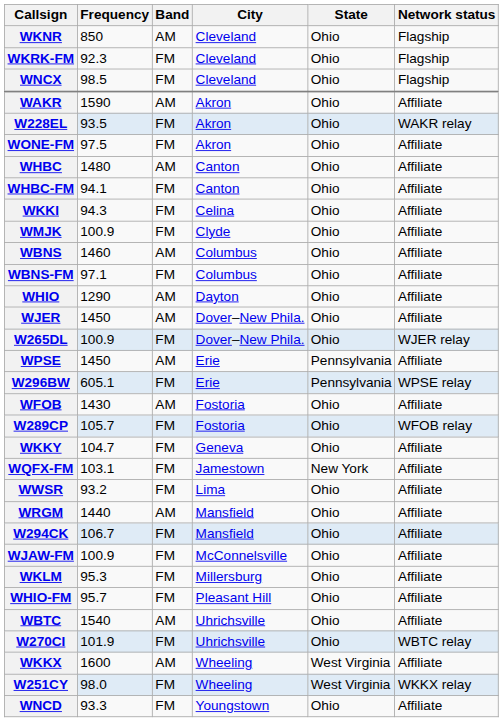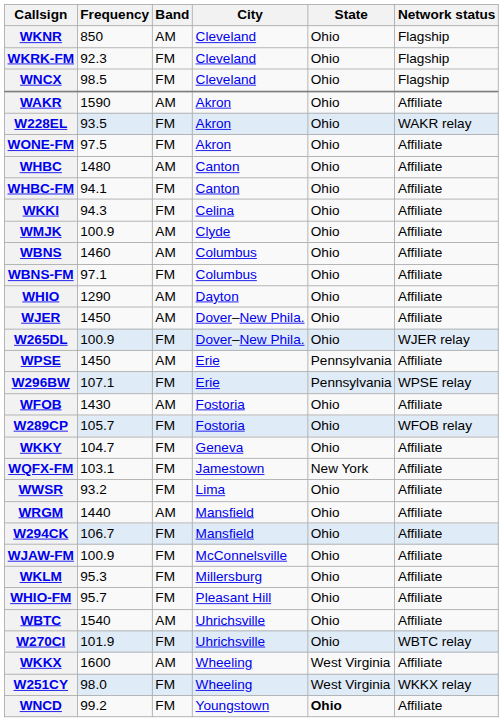(165, 231) FM -> (166, 231) AM
(97, 382) 605.1 -> (97, 382) 107.1
(94, 706) 93.3 -> (94, 706) 99.2
(325, 706) normal -> (326, 706) bold
